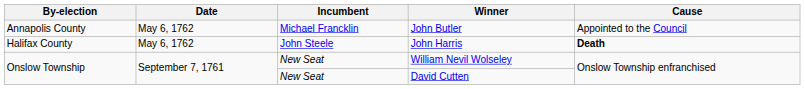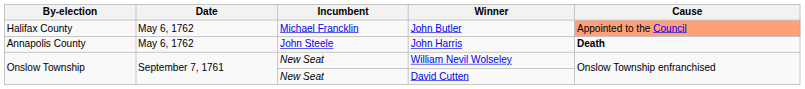(46, 28) Annapolis County -> (39, 28) Halifax County
(632, 28) no background -> (632, 28) lightsalmon background
(39, 44) Halifax County -> (46, 44) Annapolis County
